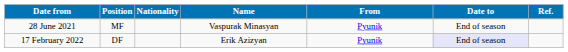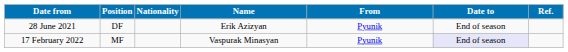(117, 26) MF -> (117, 26) DF
(244, 26) Vaspurak Minasyan -> (244, 26) Erik Azizyan
(117, 41) DF -> (117, 41) MF
(244, 41) Erik Azizyan -> (244, 41) Vaspurak Minasyan
